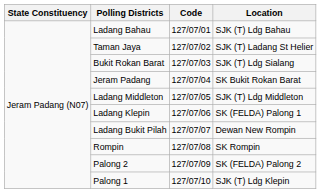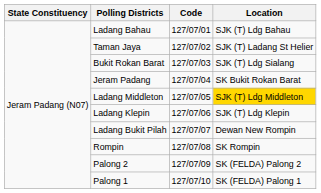(259, 97) no background -> (259, 97) gold background
(258, 114) SK (FELDA) Palong 1 -> (252, 114) SJK (T) Ldg Klepin
(252, 181) SJK (T) Ldg Klepin -> (258, 181) SK (FELDA) Palong 1
